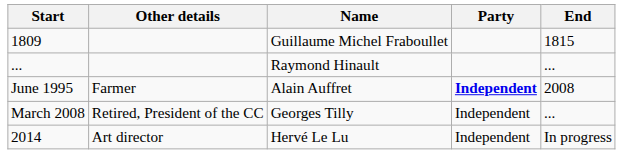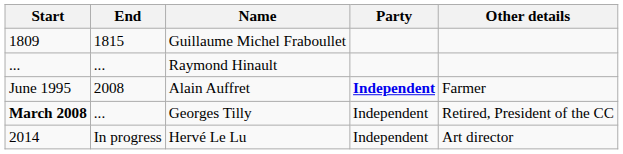columns swapped: (578, 16) <-> (178, 16)
(48, 112) normal -> (48, 112) bold
